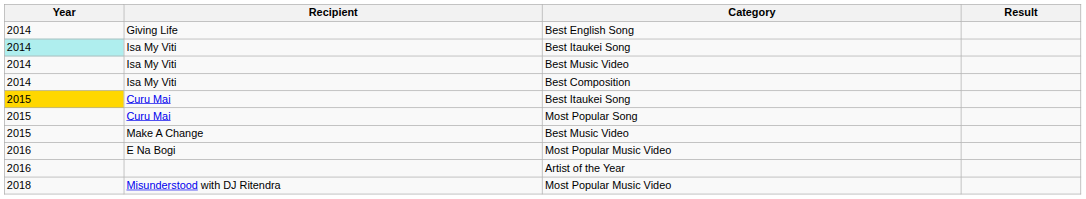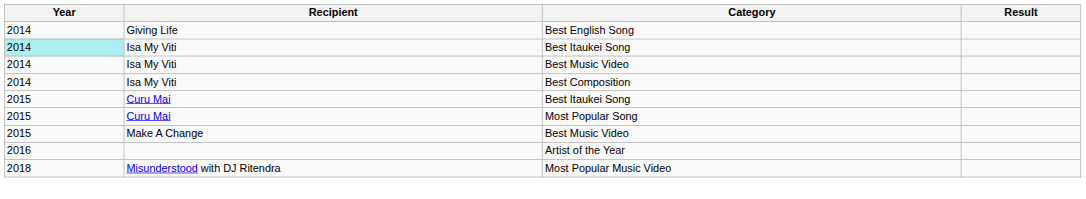(19, 99) gold background -> (19, 99) no background
- row: (151, 151)
